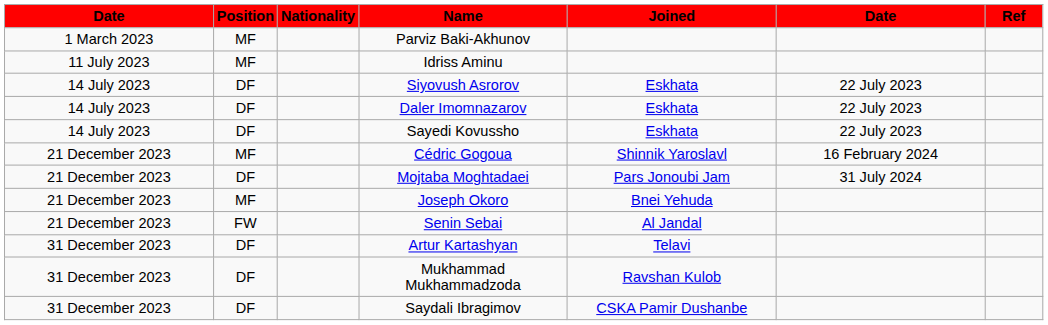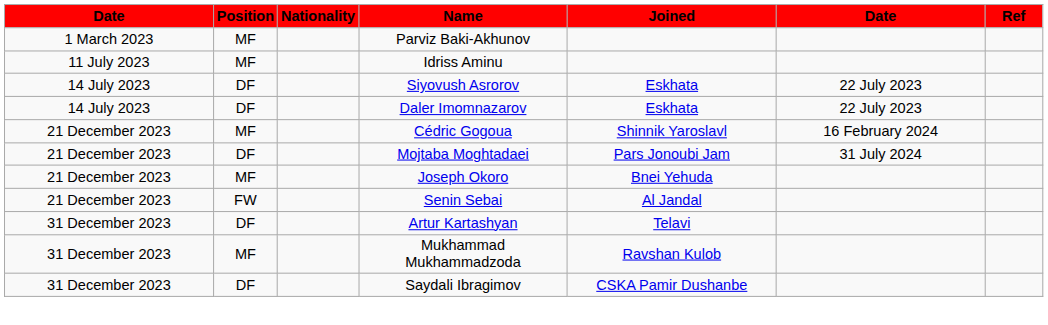- row: (463, 131)
(245, 277) DF -> (245, 254) MF
